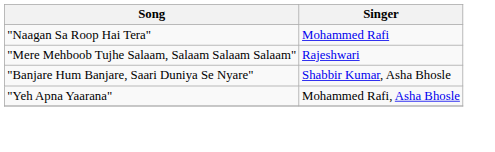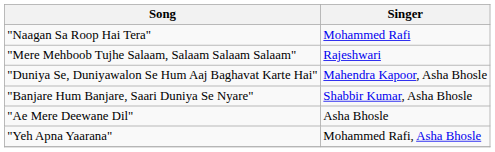+ row: (162, 75)
+ row: (70, 116)
